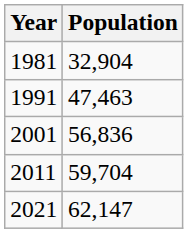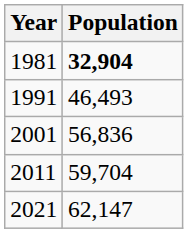(100, 60) normal -> (100, 60) bold
(100, 97) 47,463 -> (100, 97) 46,493
